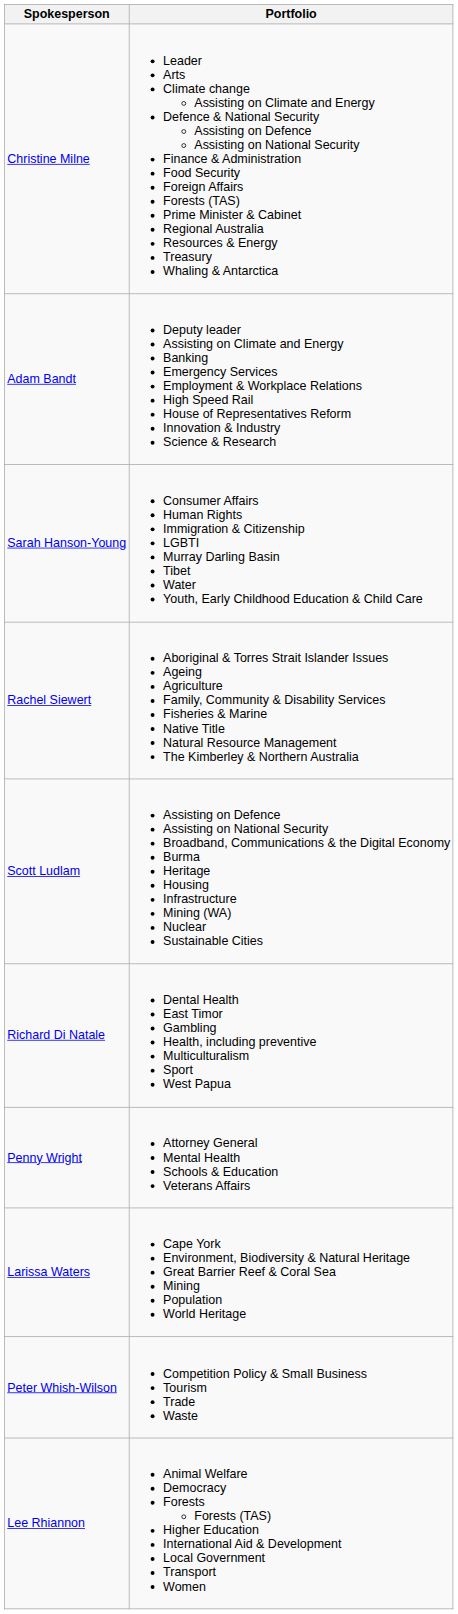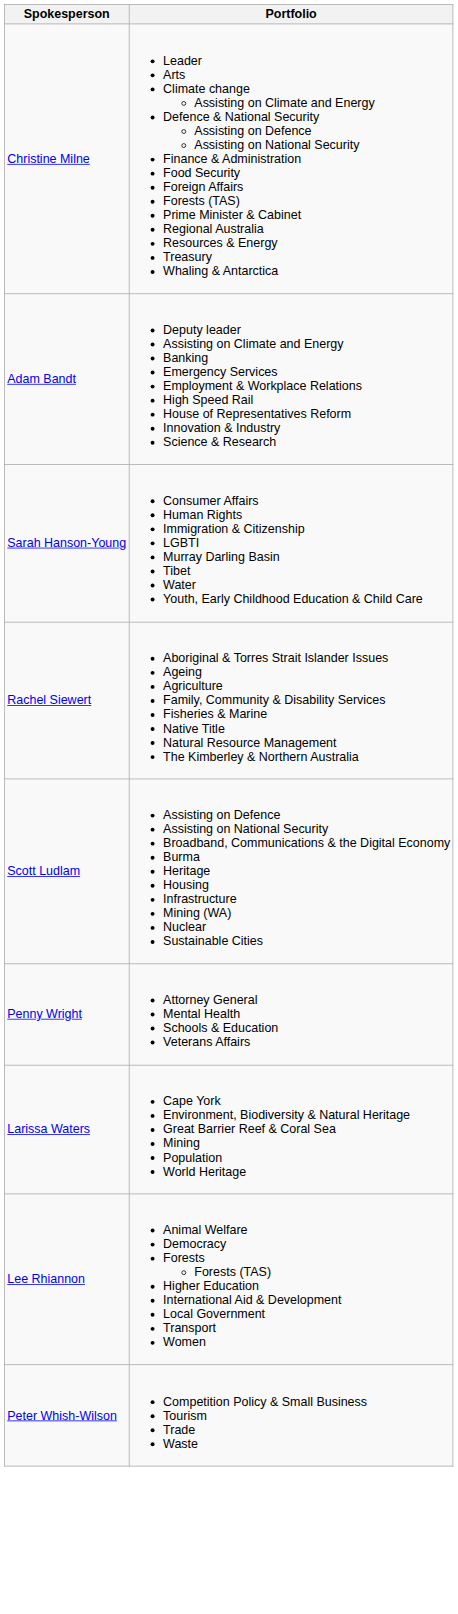- row: (56, 1035)
rows swapped: (46, 1523) <-> (62, 1387)
